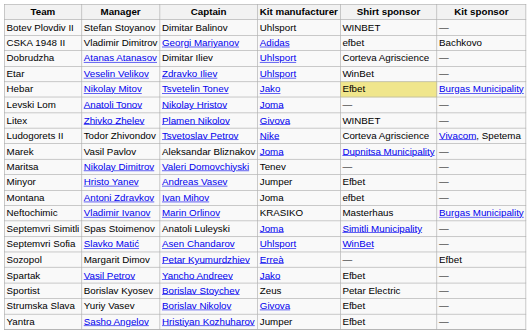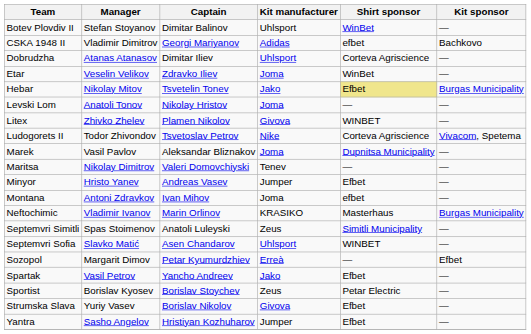(361, 27) WINBET -> (358, 27) WinBet
(278, 74) Uhlsport -> (272, 74) Joma
(272, 228) Joma -> (271, 228) Zeus
(358, 244) WinBet -> (361, 244) WINBET
